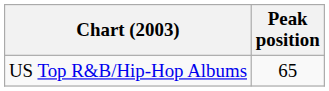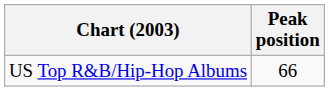(288, 70) 65 -> (288, 70) 66
